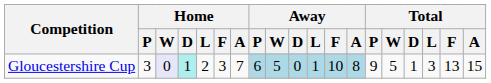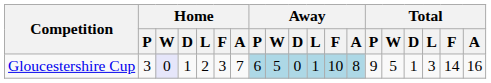(187, 66) paleturquoise background -> (187, 66) no background
(452, 66) 13 -> (452, 66) 14
(474, 66) 15 -> (474, 66) 16
